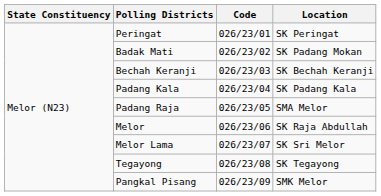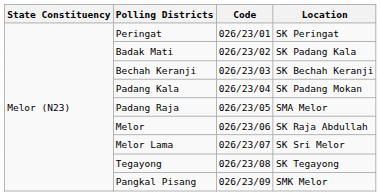(319, 52) SK Padang Mokan -> (316, 52) SK Padang Kala
(316, 89) SK Padang Kala -> (319, 89) SK Padang Mokan
